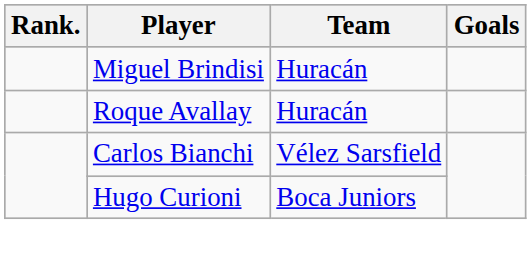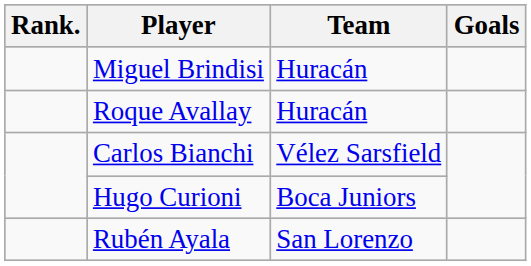+ row: (161, 238)
